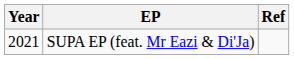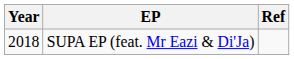(24, 41) 2021 -> (24, 41) 2018
